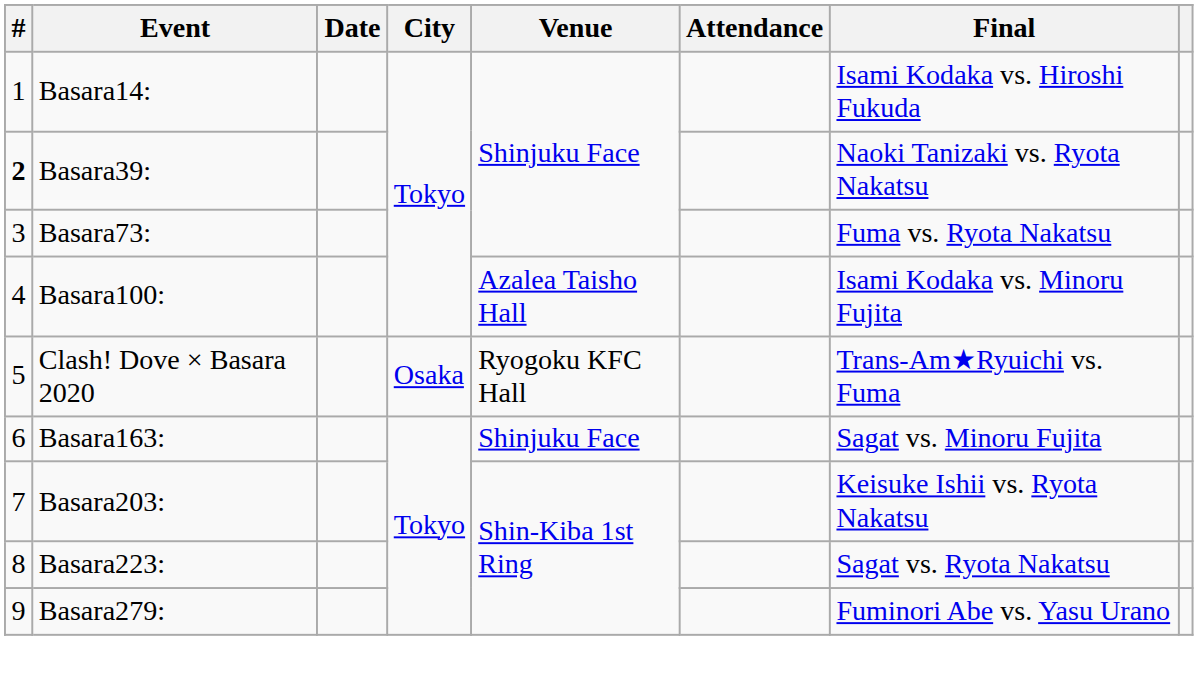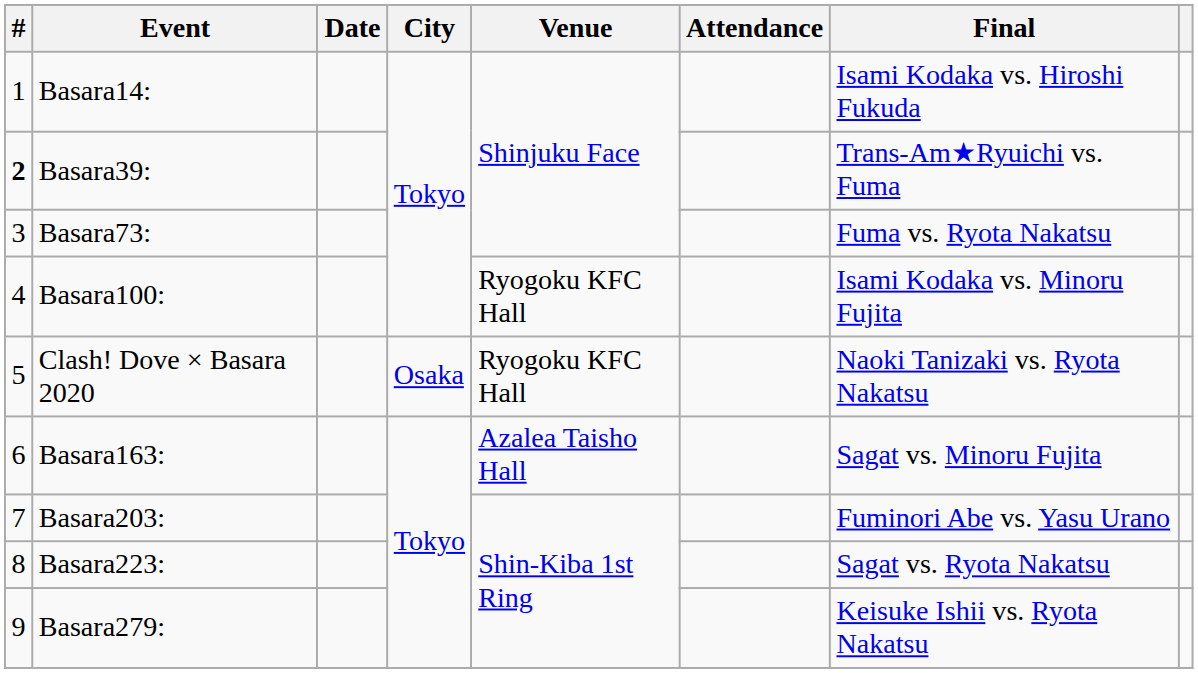(978, 170) Naoki Tanizaki vs. Ryota Nakatsu -> (970, 170) Trans-Am★Ryuichi vs. Fuma
(558, 296) Azalea Taisho Hall -> (560, 296) Ryogoku KFC Hall
(970, 375) Trans-Am★Ryuichi vs. Fuma -> (978, 375) Naoki Tanizaki vs. Ryota Nakatsu
(559, 438) Shinjuku Face -> (558, 455) Azalea Taisho Hall
(967, 501) Keisuke Ishii vs. Ryota Nakatsu -> (1003, 517) Fuminori Abe vs. Yasu Urano
(1003, 610) Fuminori Abe vs. Yasu Urano -> (967, 627) Keisuke Ishii vs. Ryota Nakatsu
